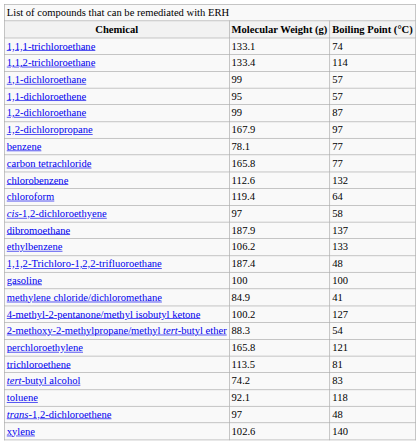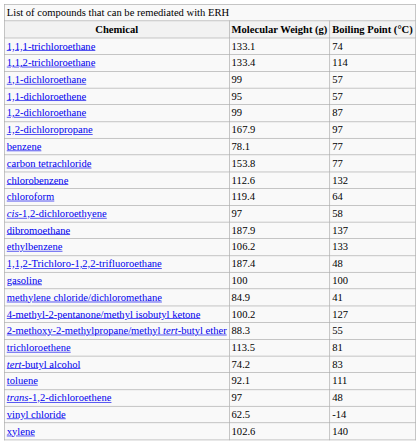(243, 163) 165.8 -> (243, 163) 153.8
(338, 331) 54 -> (338, 331) 55
- row: (45, 347)
(340, 398) 118 -> (340, 381) 111
+ row: (36, 414)
